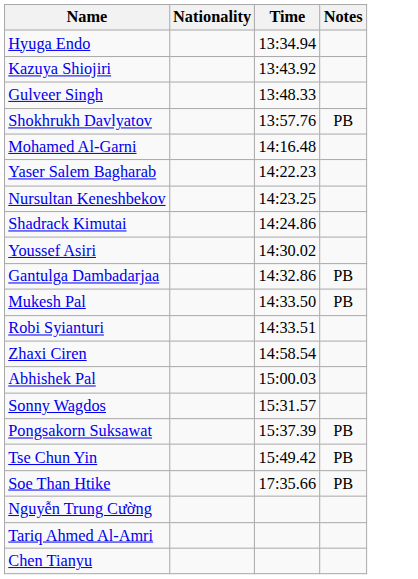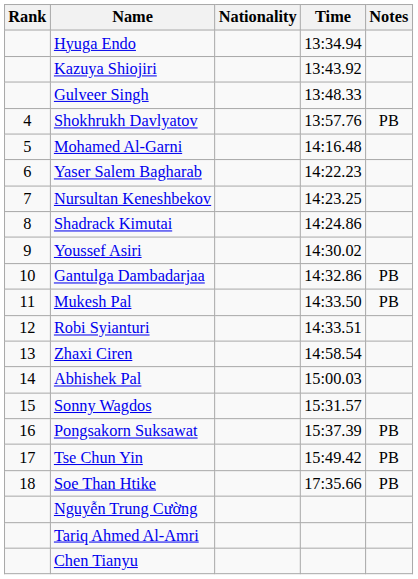+ column: (27, 17)
